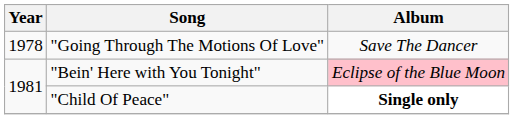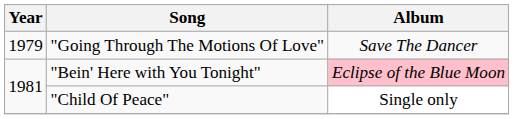(26, 45) 1978 -> (26, 45) 1979
(418, 99) bold -> (418, 99) normal
